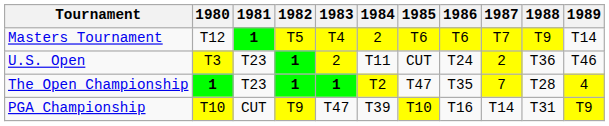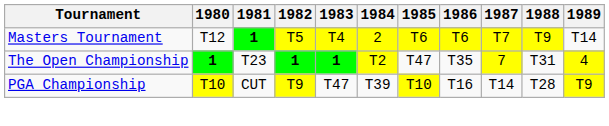- row: (47, 63)
(543, 86) T28 -> (543, 63) T31
(543, 109) T31 -> (543, 86) T28
